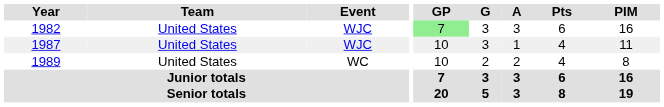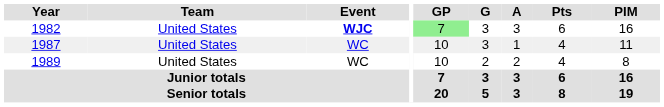(358, 28) normal -> (358, 28) bold
(358, 45) WJC -> (358, 45) WC
